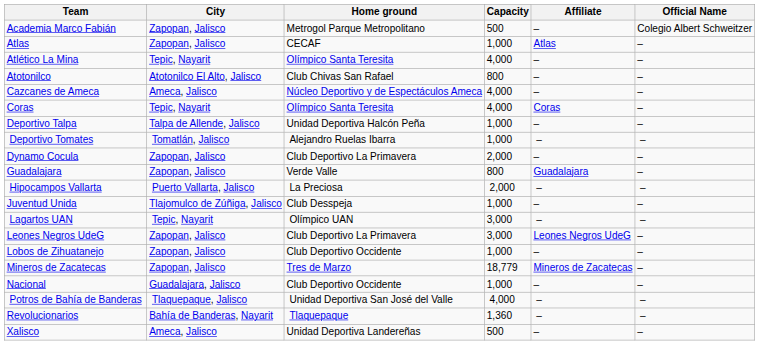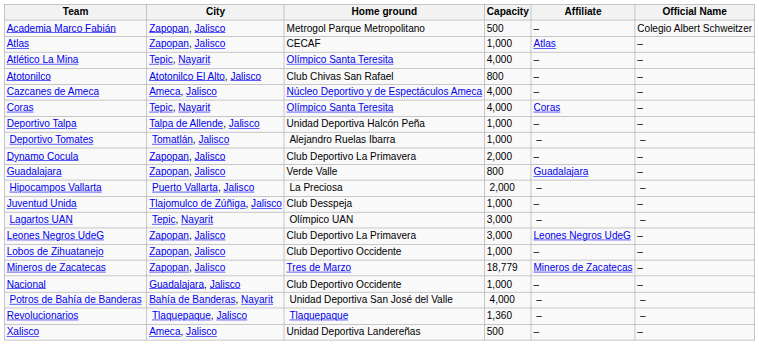(200, 300) Tlaquepaque, Jalisco -> (212, 300) Bahía de Banderas, Nayarit
(212, 316) Bahía de Banderas, Nayarit -> (200, 316) Tlaquepaque, Jalisco
